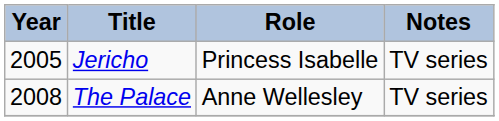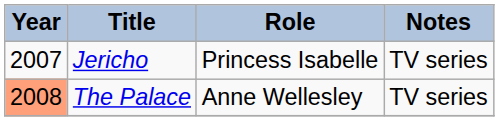(36, 60) 2005 -> (36, 60) 2007
(36, 97) no background -> (36, 97) lightsalmon background
